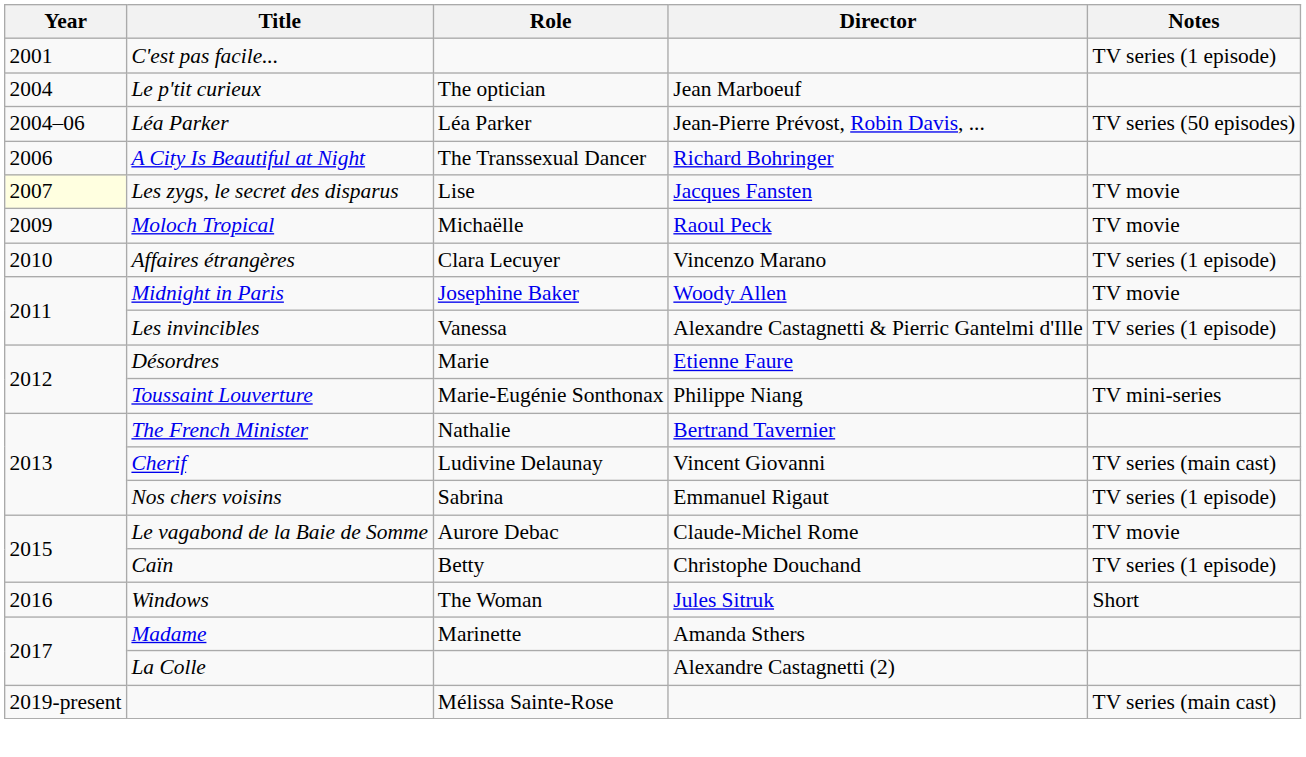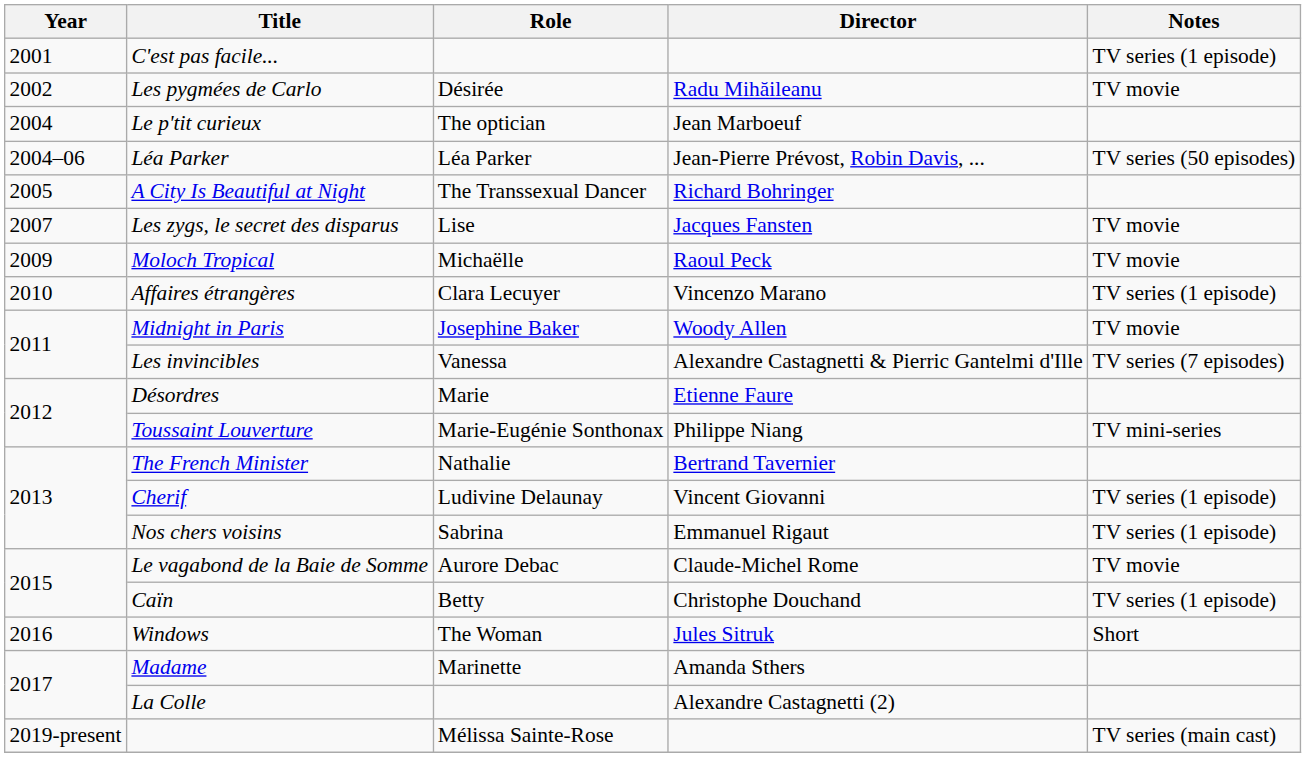+ row: (226, 89)
(31, 157) 2006 -> (31, 191) 2005
(31, 191) lightyellow background -> (31, 225) no background
(1184, 327) TV series (1 episode) -> (1189, 361) TV series (7 episodes)
(1184, 463) TV series (main cast) -> (1184, 497) TV series (1 episode)
